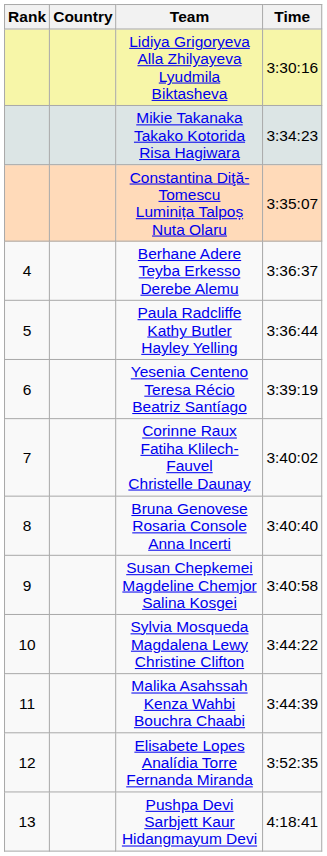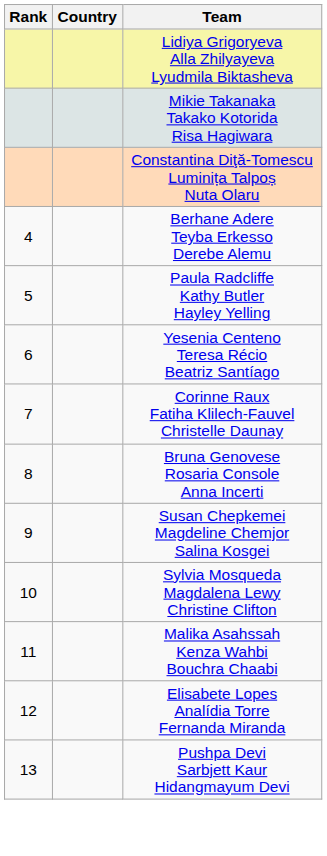- column: (292, 17)
